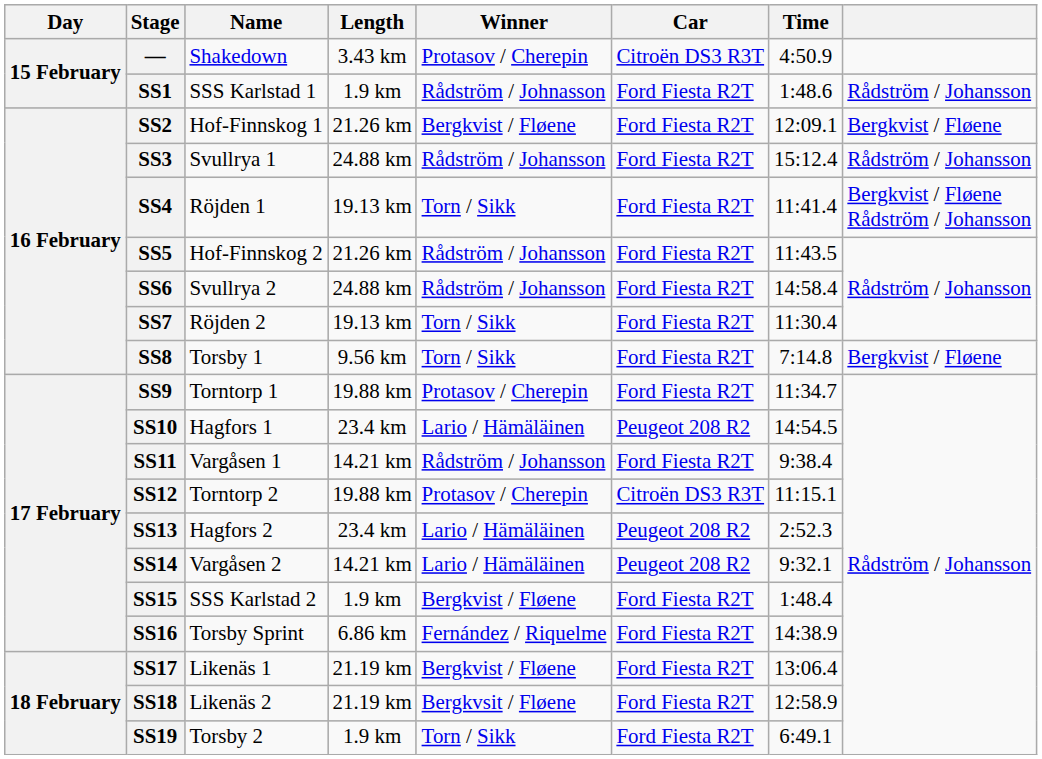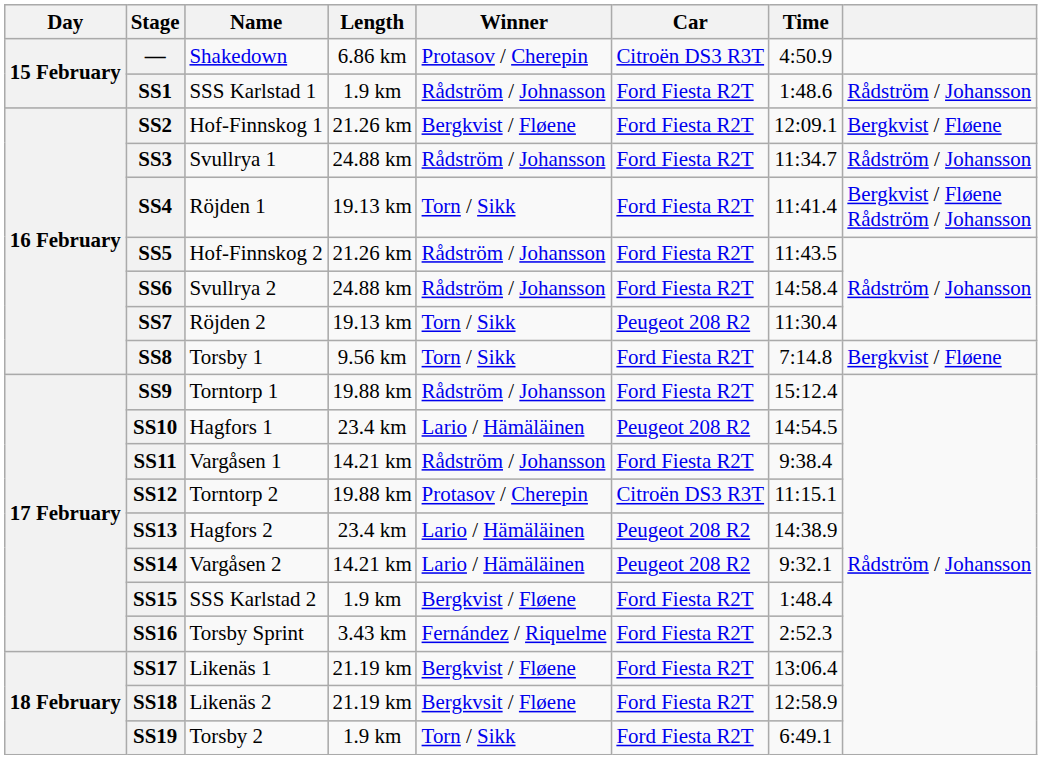(372, 55) 3.43 km -> (372, 55) 6.86 km
(806, 159) 15:12.4 -> (806, 159) 11:34.7
(685, 322) Ford Fiesta R2T -> (683, 322) Peugeot 208 R2
(505, 391) Protasov / Cherepin -> (513, 391) Rådström / Johansson
(806, 391) 11:34.7 -> (806, 391) 15:12.4
(806, 529) 2:52.3 -> (806, 529) 14:38.9
(372, 633) 6.86 km -> (372, 633) 3.43 km
(806, 633) 14:38.9 -> (806, 633) 2:52.3
